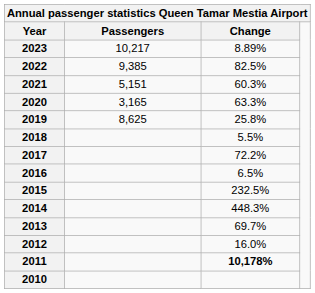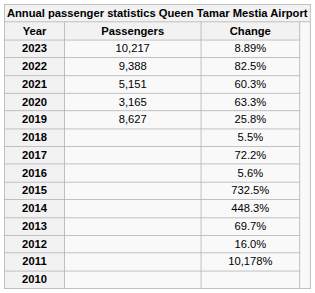(133, 66) 9,385 -> (133, 66) 9,388
(133, 119) 8,625 -> (133, 119) 8,627
(250, 173) 6.5% -> (250, 173) 5.6%
(250, 191) 232.5% -> (250, 191) 732.5%
(250, 262) bold -> (250, 262) normal
